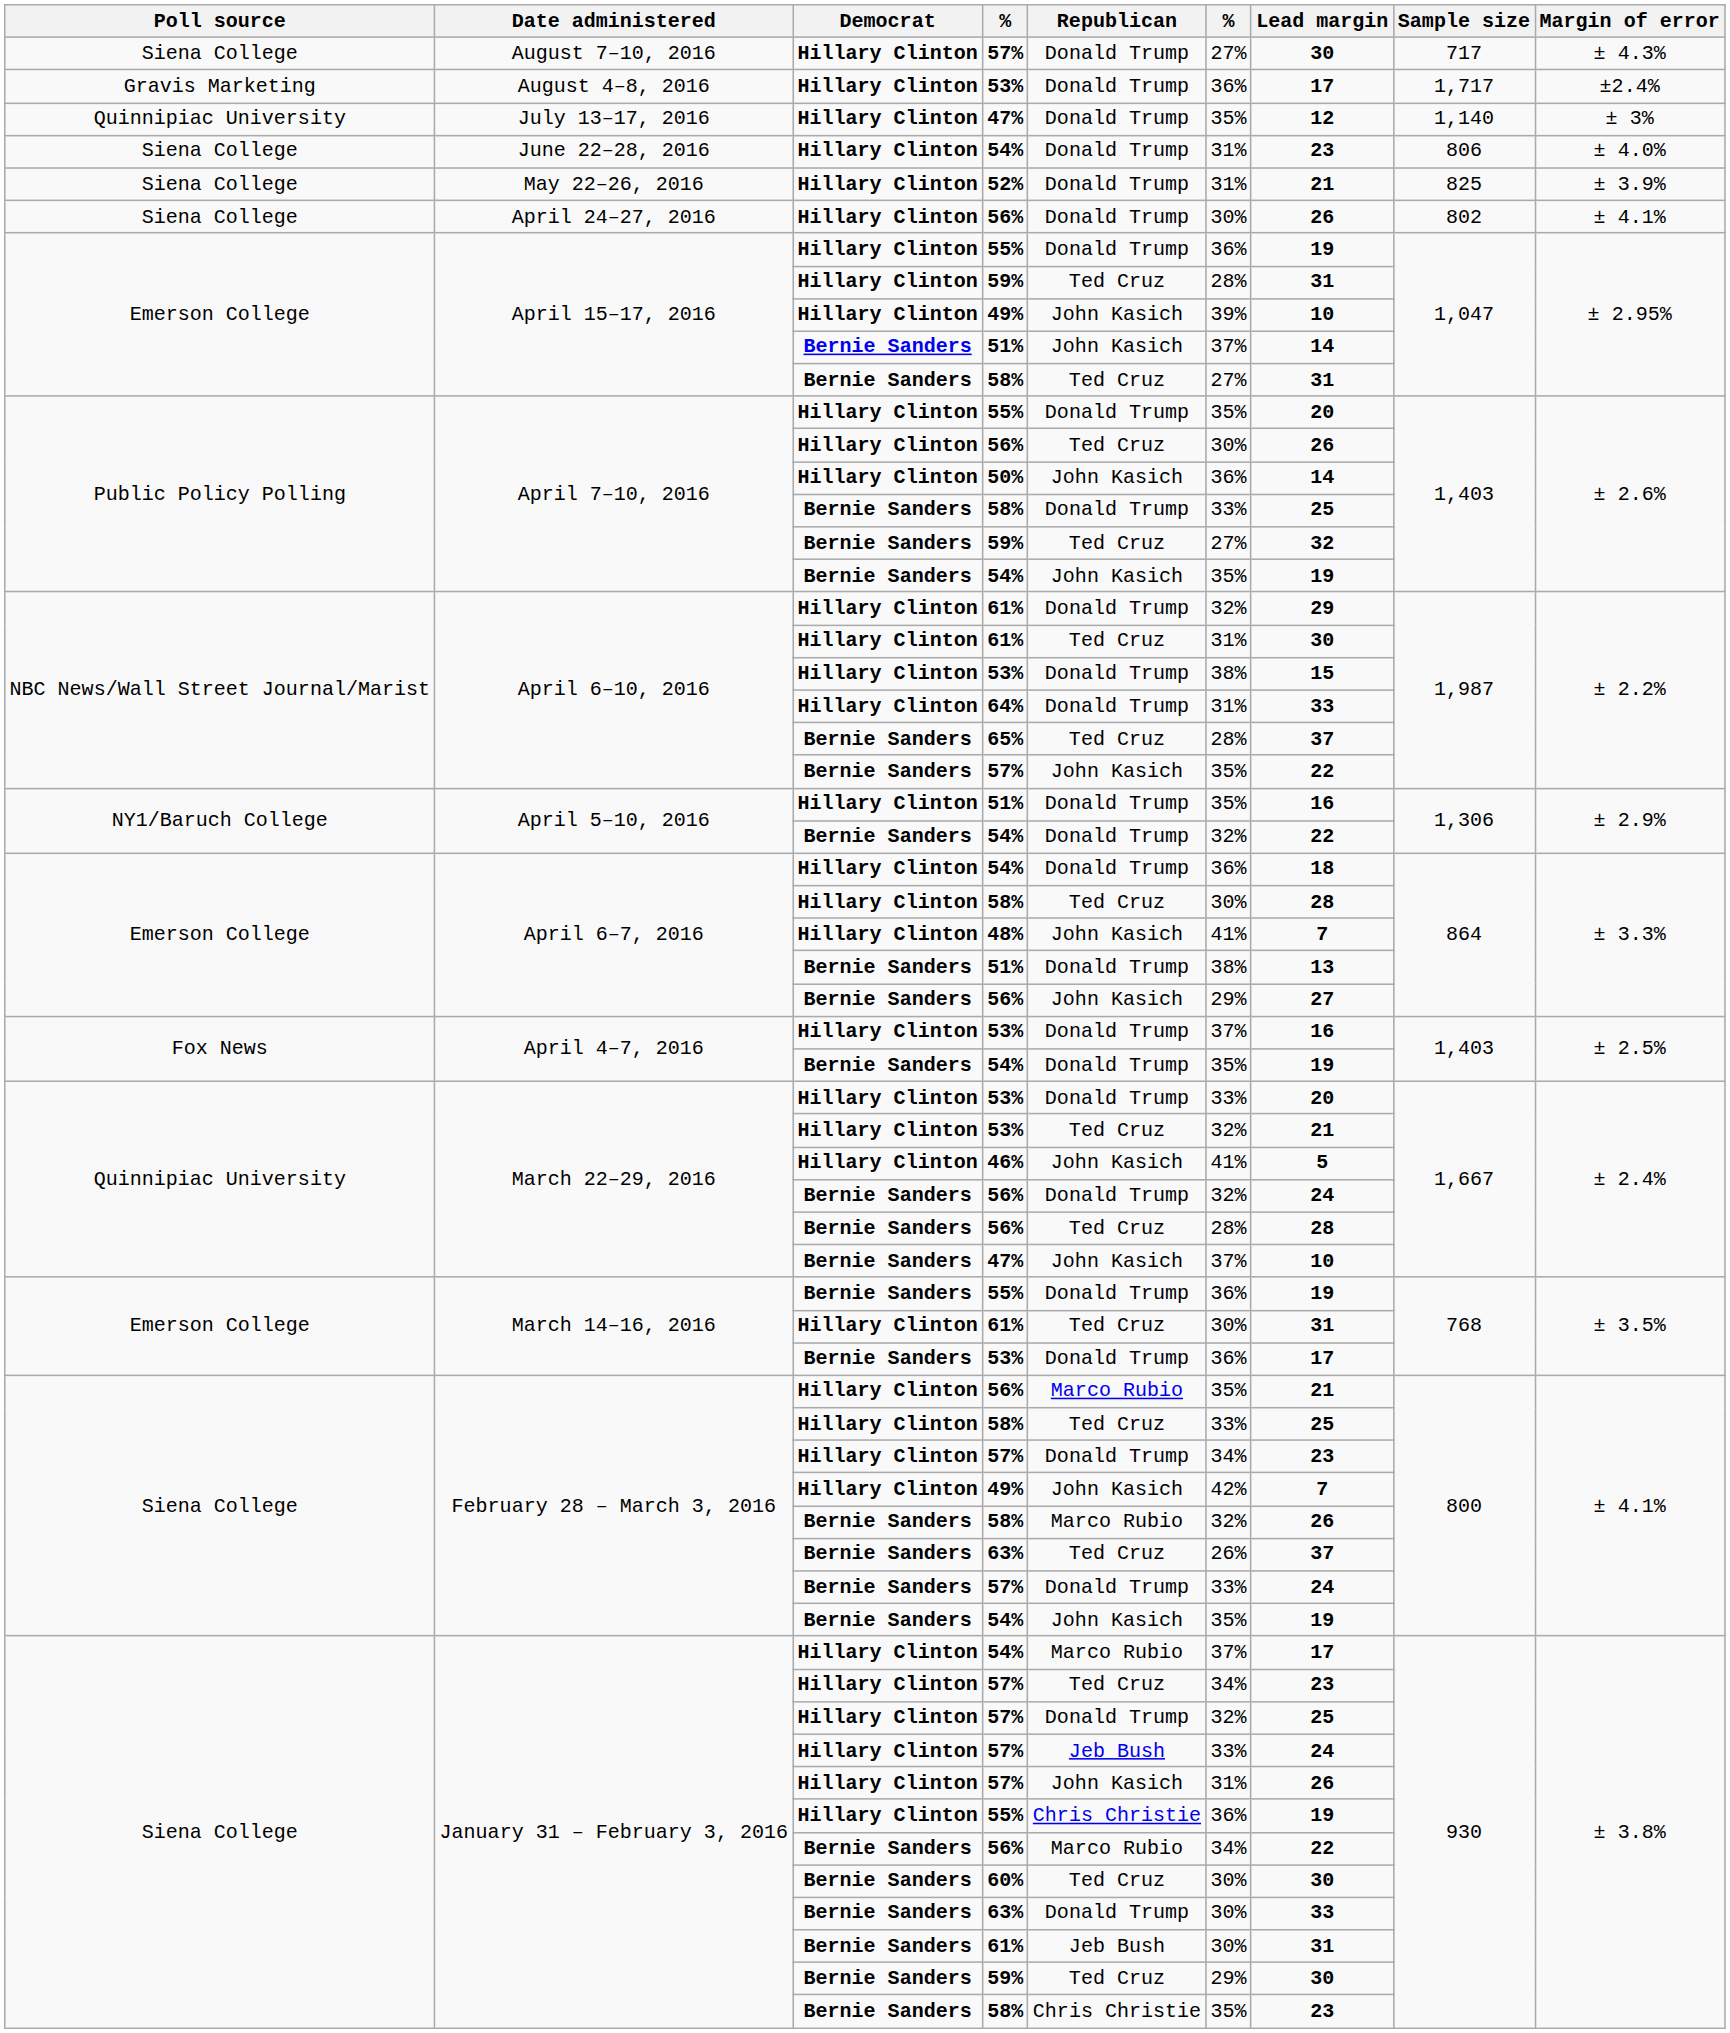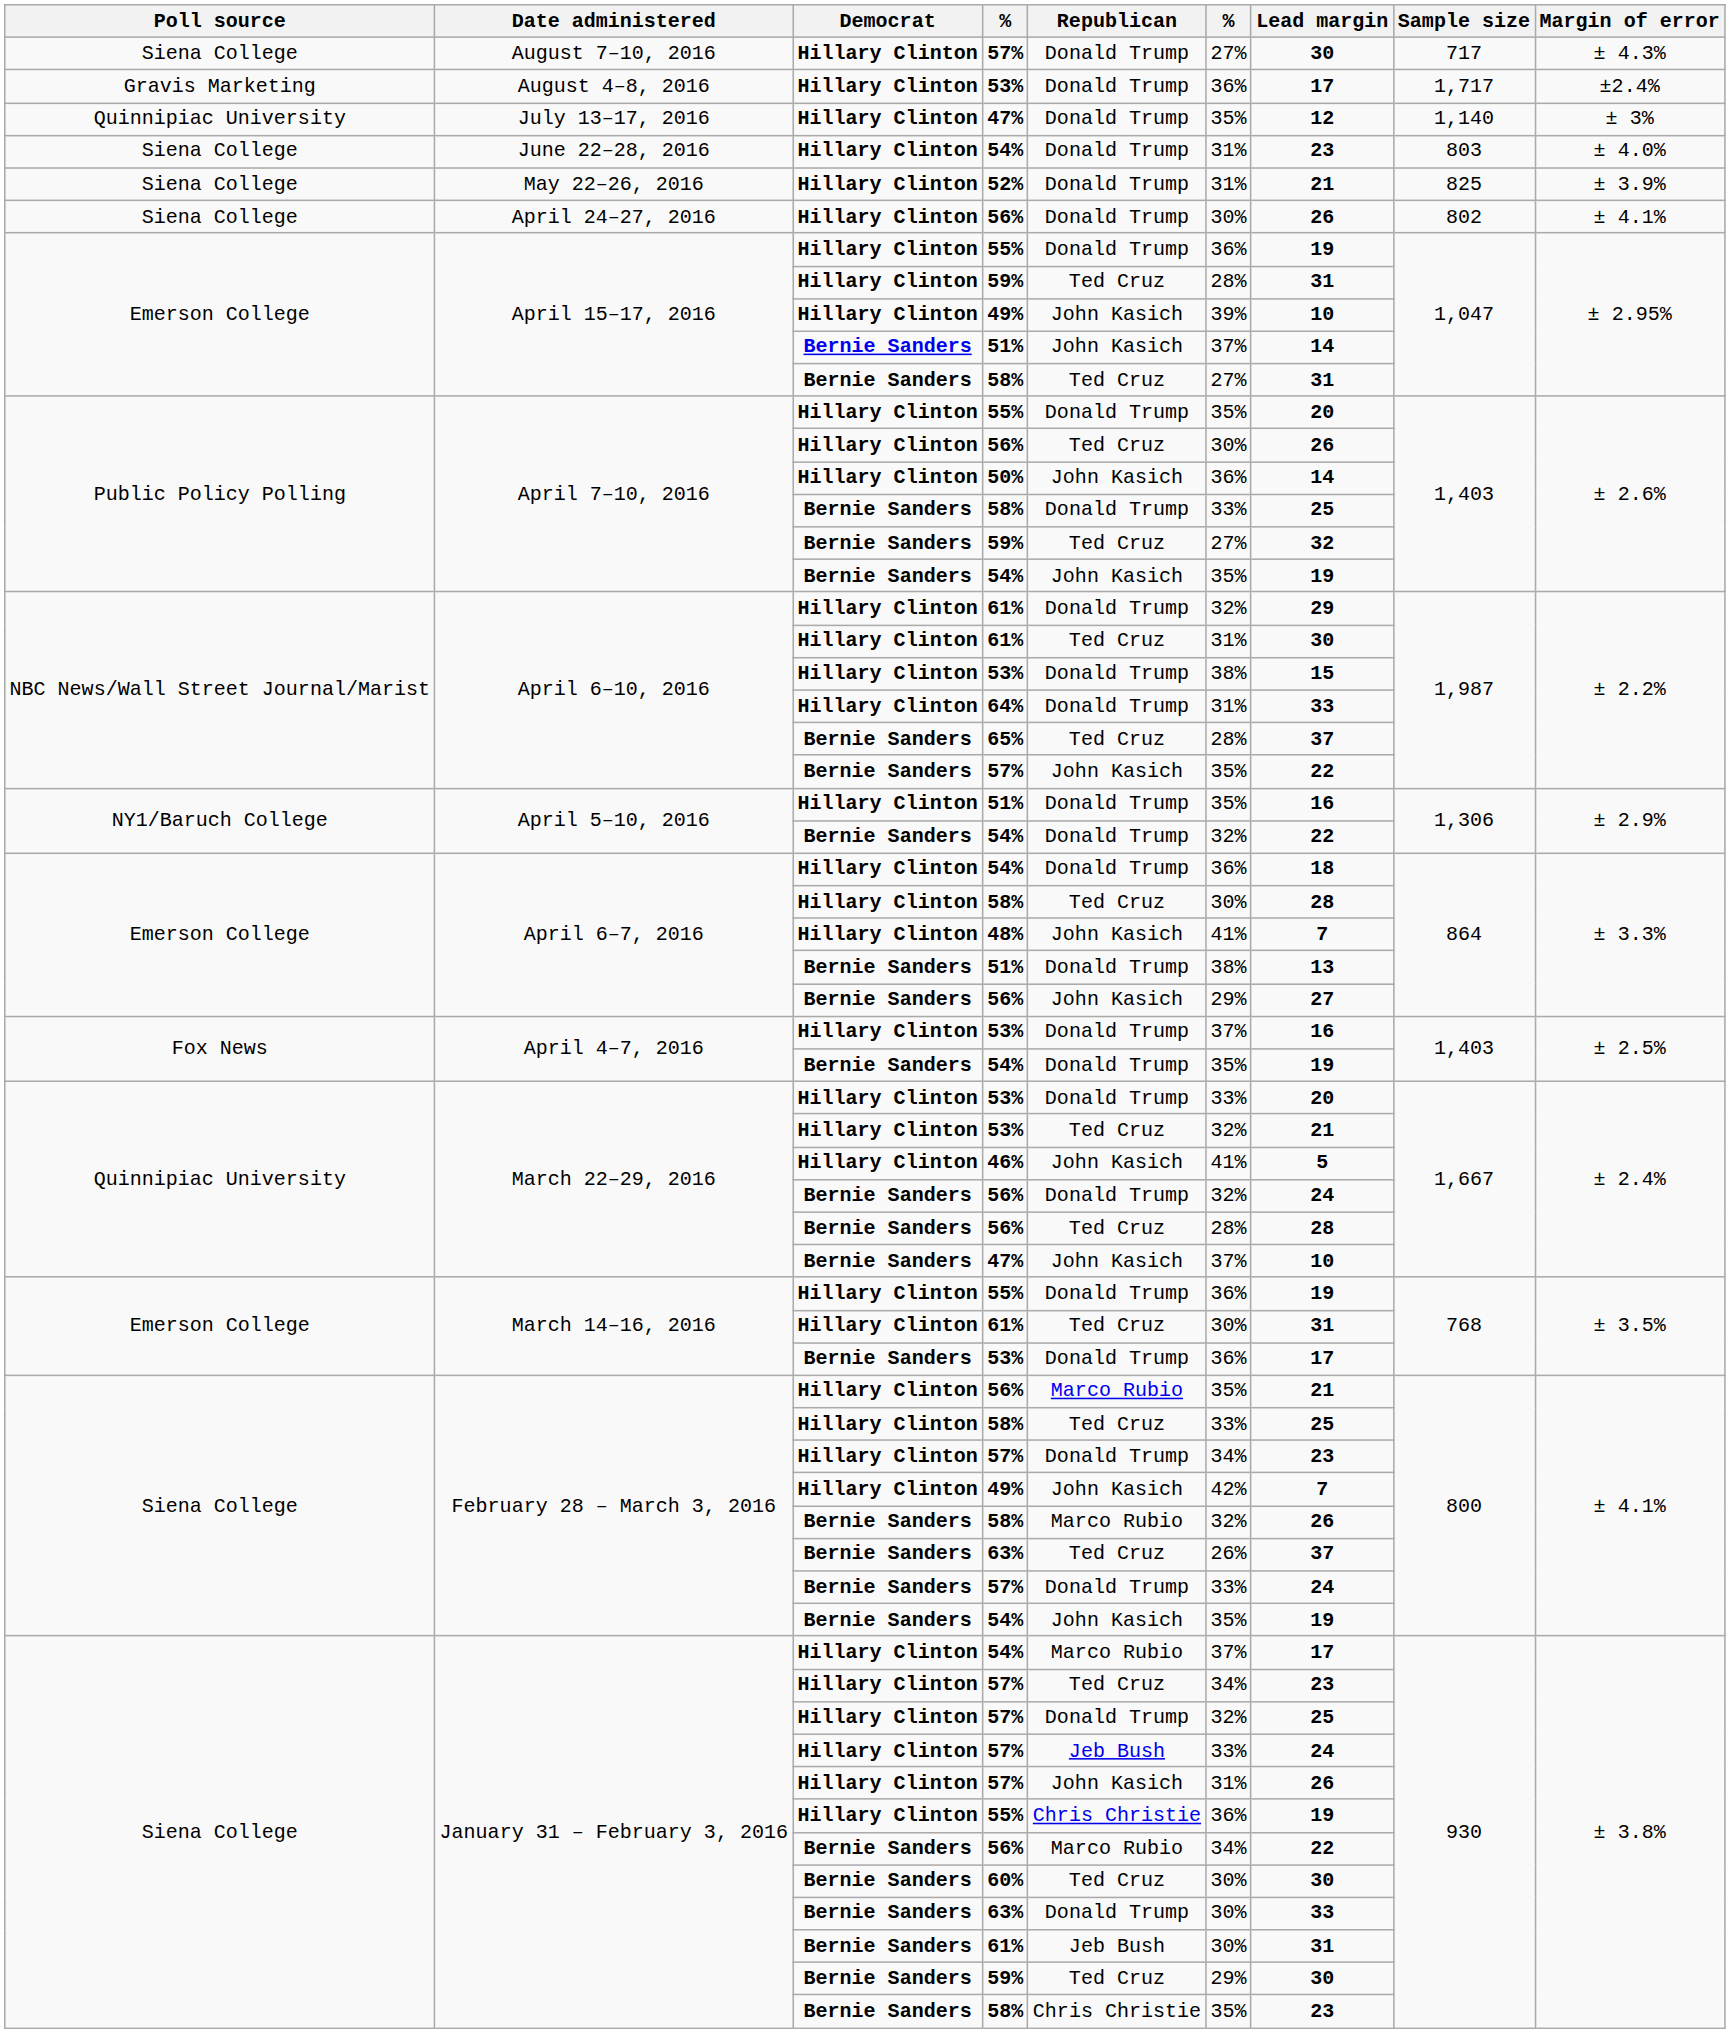(1464, 152) 806 -> (1464, 152) 803
(888, 1294) Bernie Sanders -> (888, 1294) Hillary Clinton
